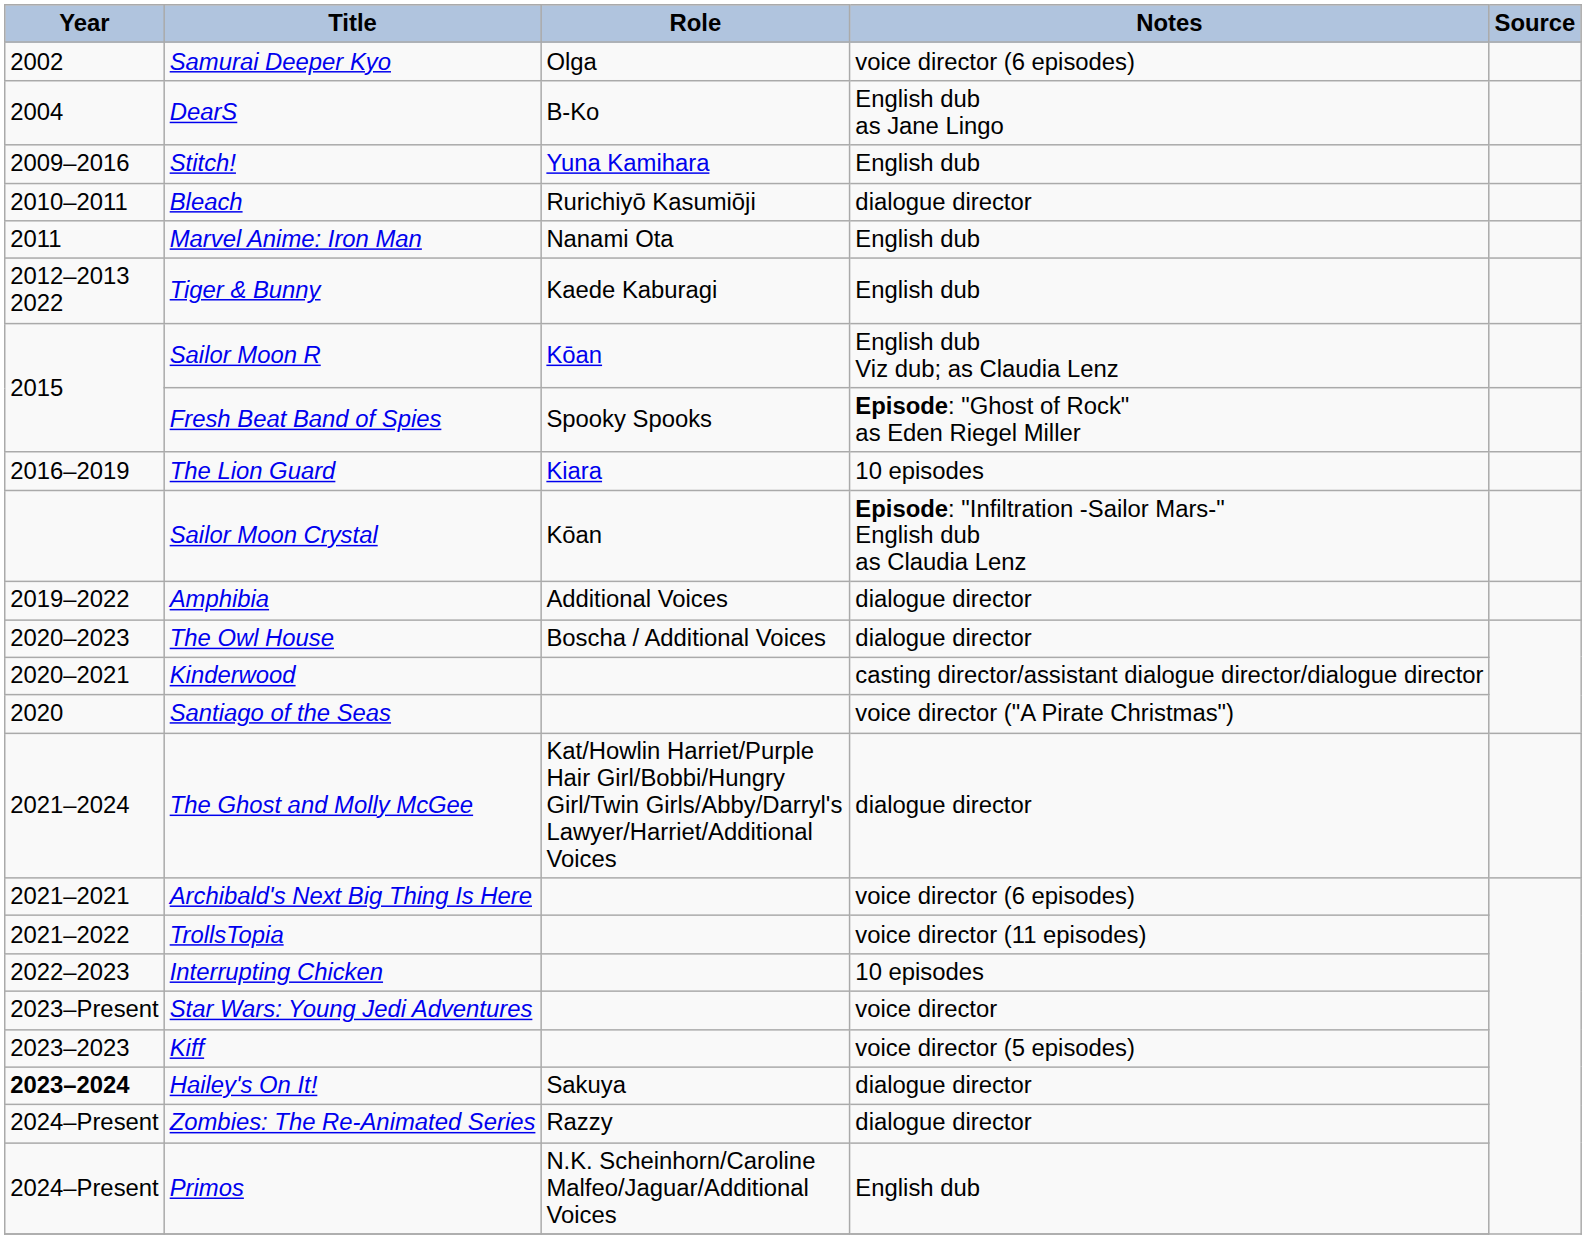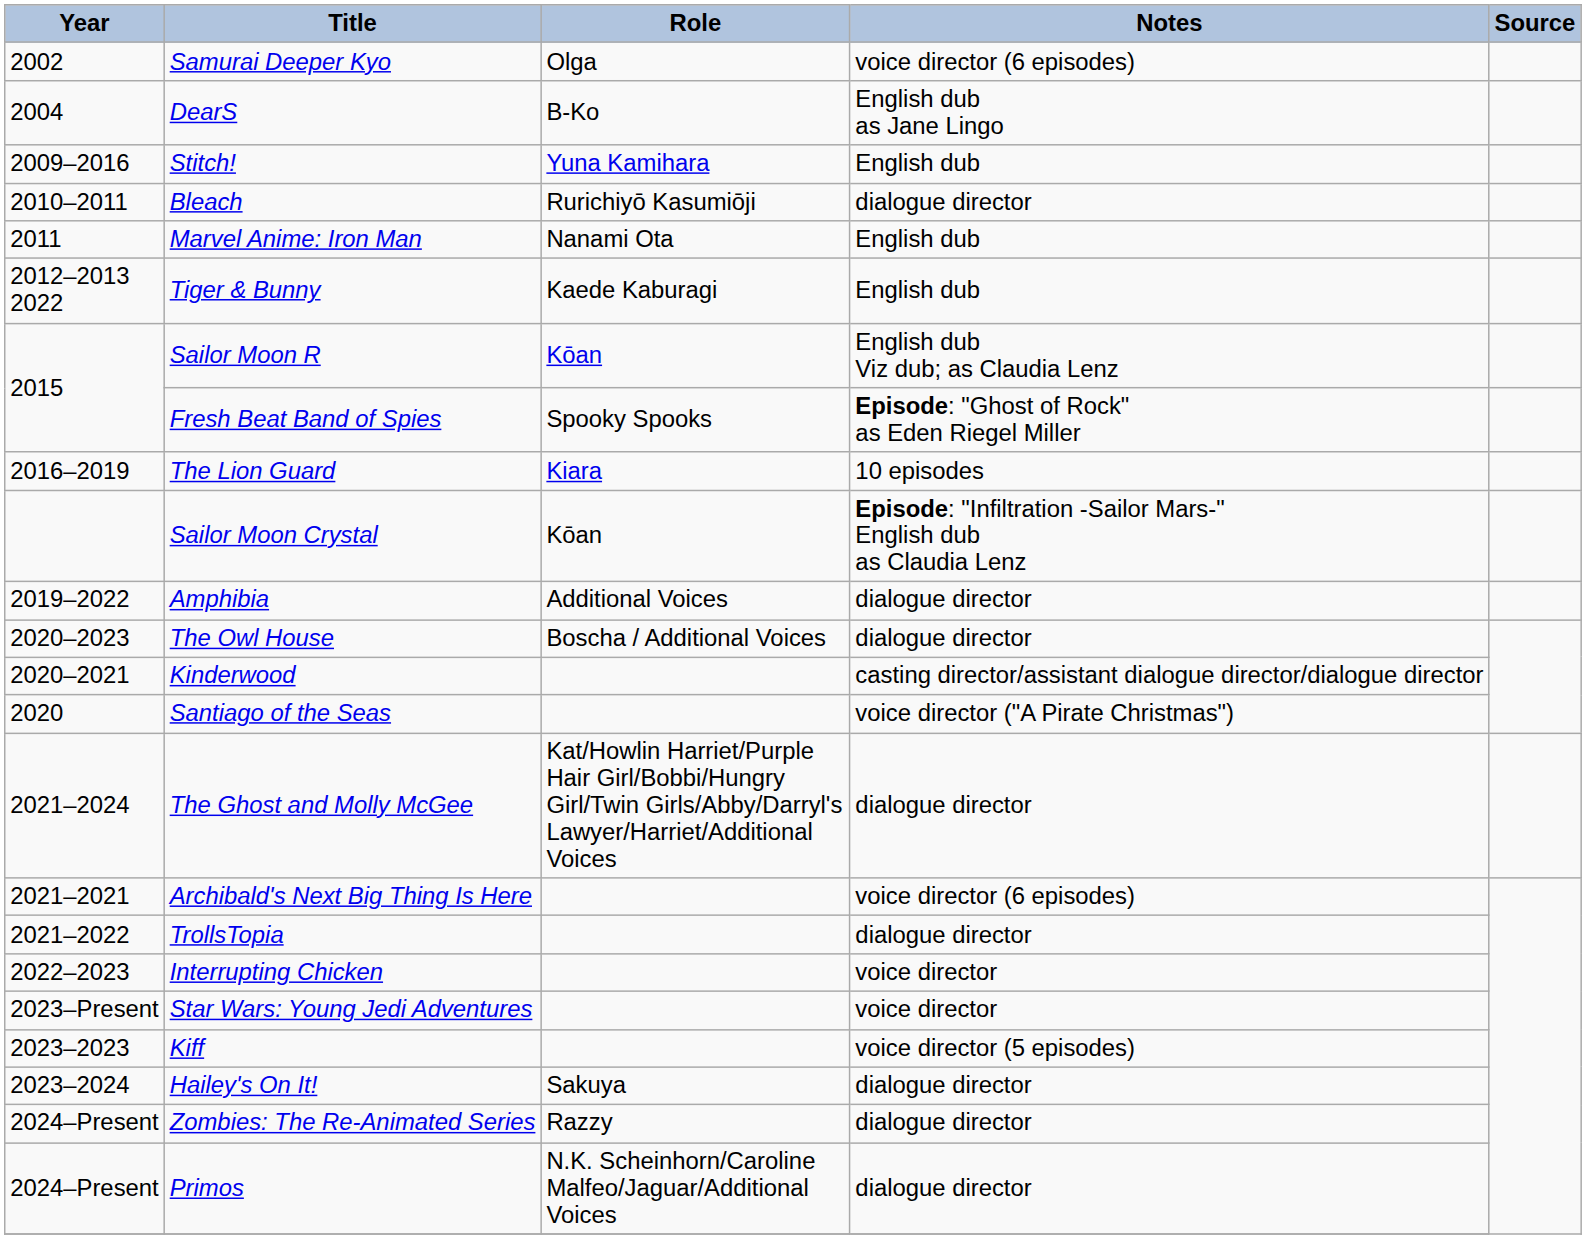(1001, 934) voice director (11 episodes) -> (944, 934) dialogue director
(920, 972) 10 episodes -> (926, 972) voice director
(70, 1085) bold -> (70, 1085) normal
(918, 1188) English dub -> (944, 1188) dialogue director
